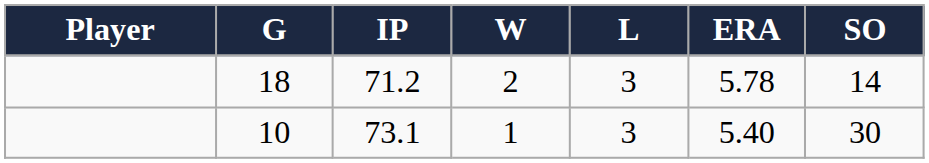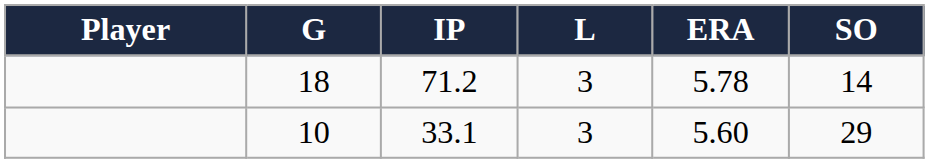- column: (510, 30)
(392, 132) 73.1 -> (449, 132) 33.1
(747, 132) 5.40 -> (721, 132) 5.60
(865, 132) 30 -> (856, 132) 29
